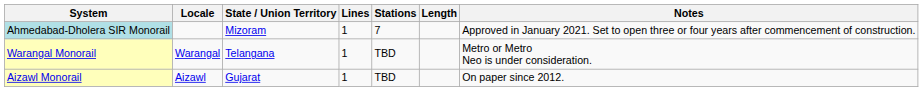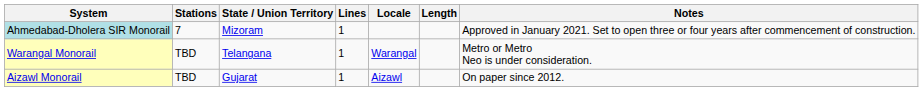columns swapped: (198, 13) <-> (395, 13)
